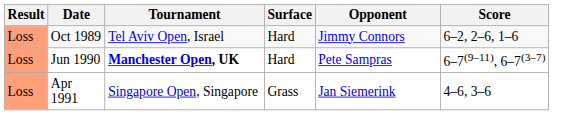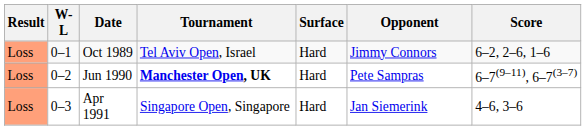+ column: (64, 22)
(283, 91) Grass -> (313, 106) Hard
